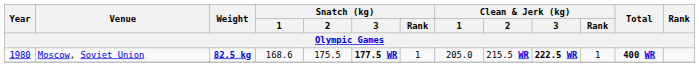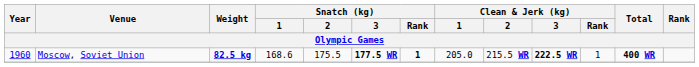(20, 55) 1980 -> (20, 55) 1960
(418, 55) normal -> (418, 55) bold
